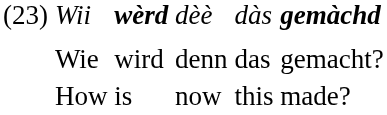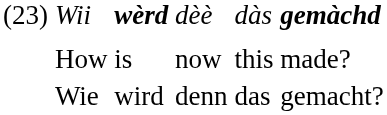rows swapped: (77, 58) <-> (81, 96)
